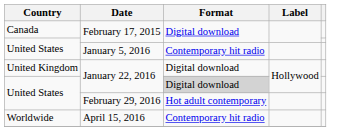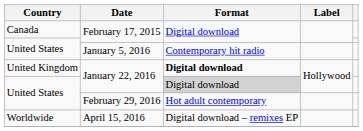(202, 67) normal -> (204, 67) bold
(215, 118) Contemporary hit radio -> (232, 118) Digital download – remixes EP
